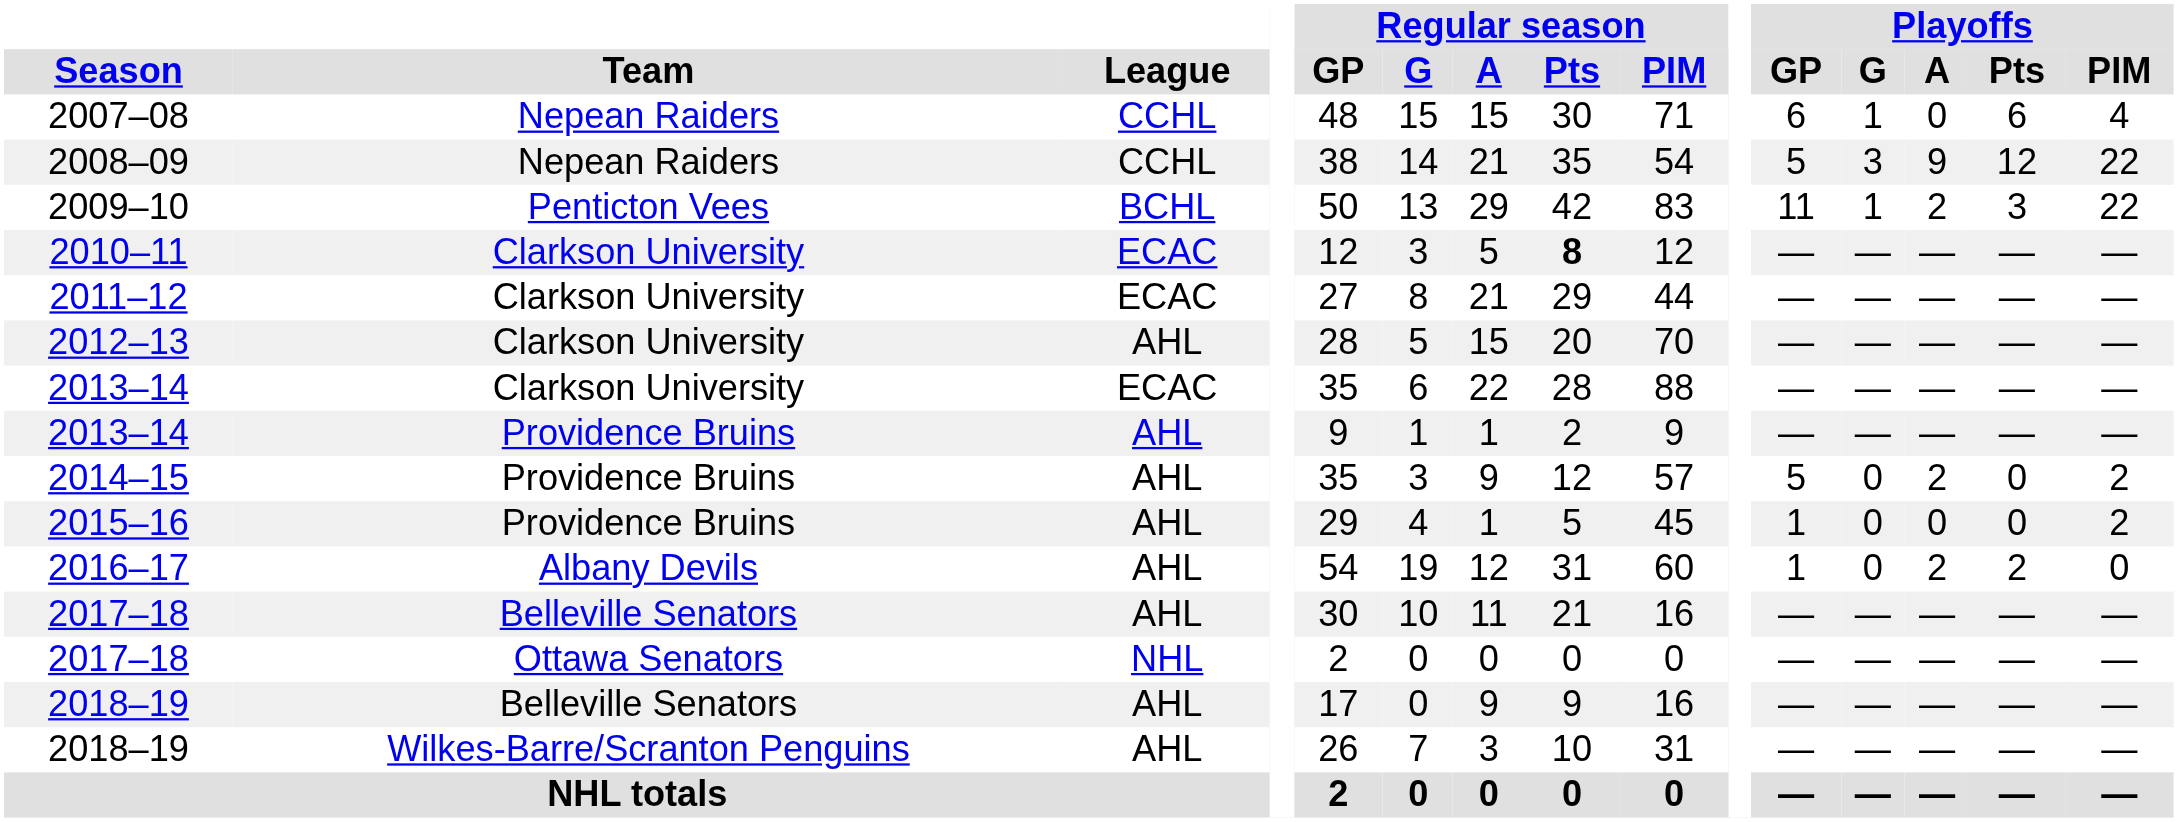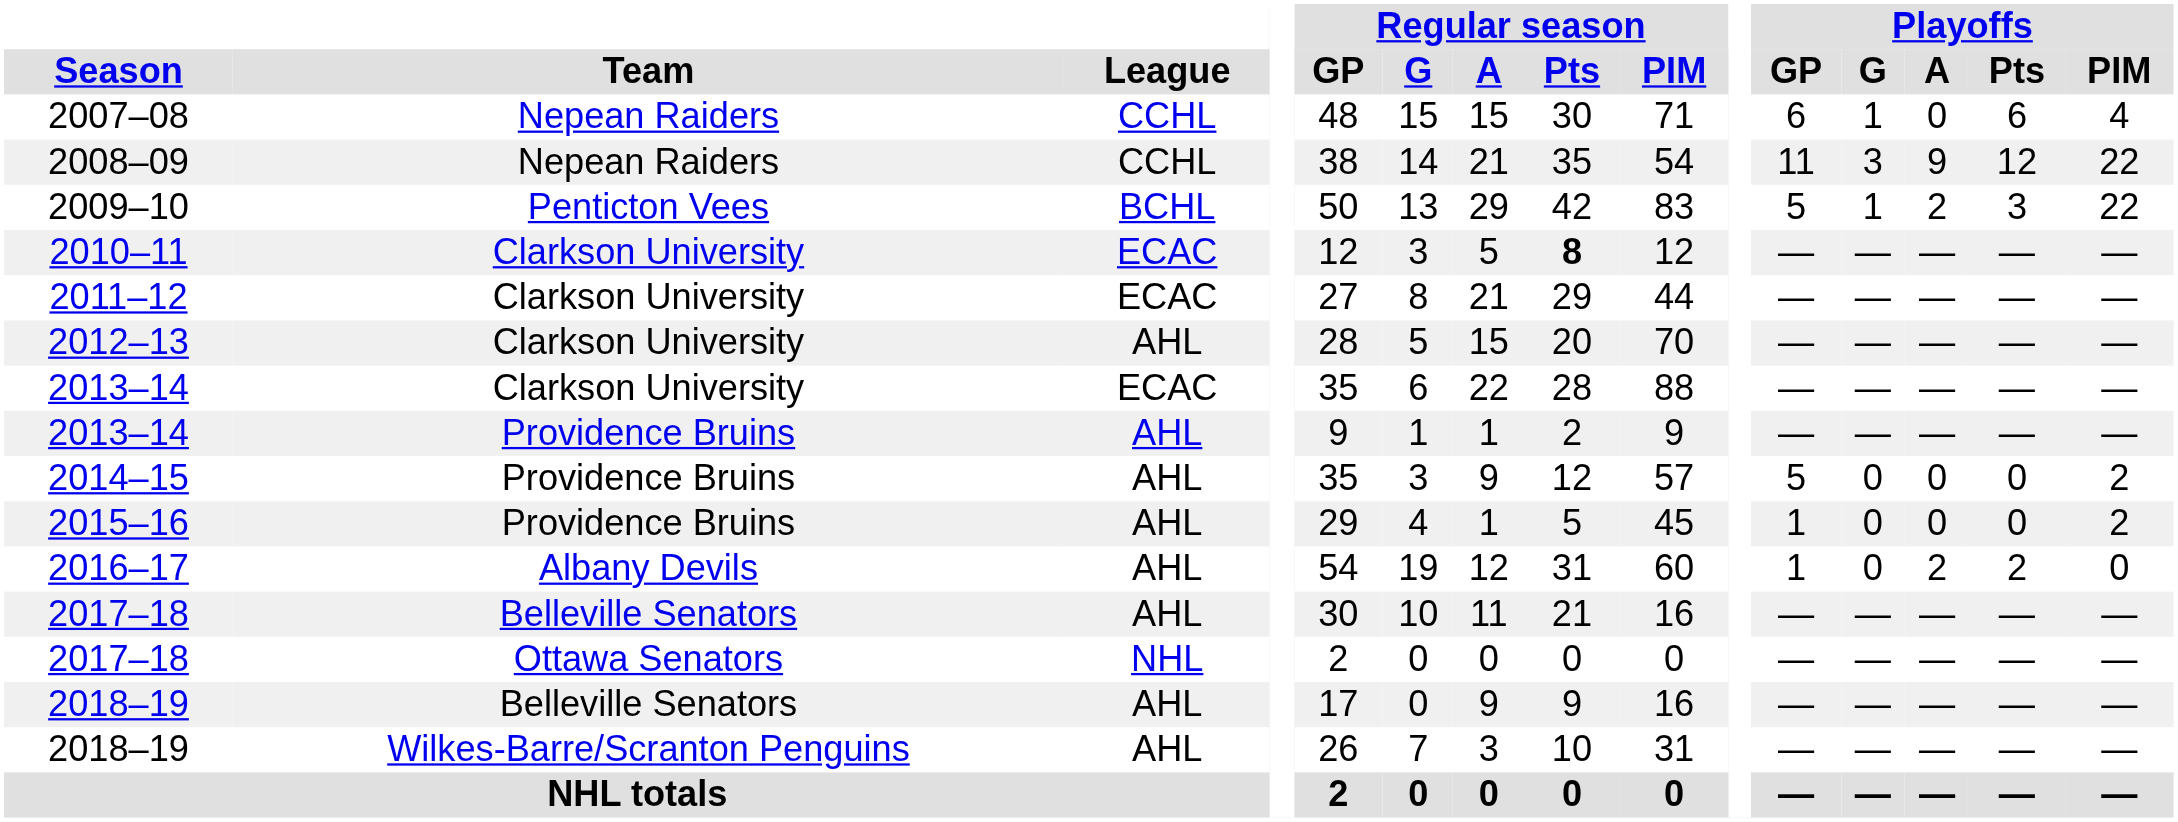(1796, 161) 5 -> (1796, 161) 11
(1796, 206) 11 -> (1796, 206) 5
(1937, 477) 2 -> (1937, 477) 0
